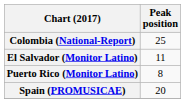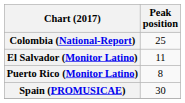(160, 90) 20 -> (160, 90) 30
